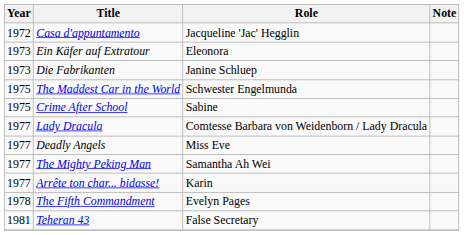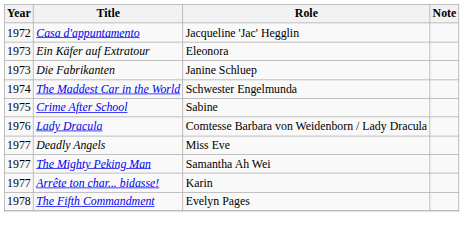(19, 88) 1975 -> (19, 88) 1974
(19, 126) 1977 -> (19, 126) 1976
- row: (63, 220)
